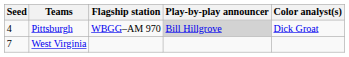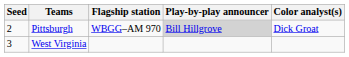(9, 28) 4 -> (9, 28) 2
(9, 44) 7 -> (9, 44) 3
